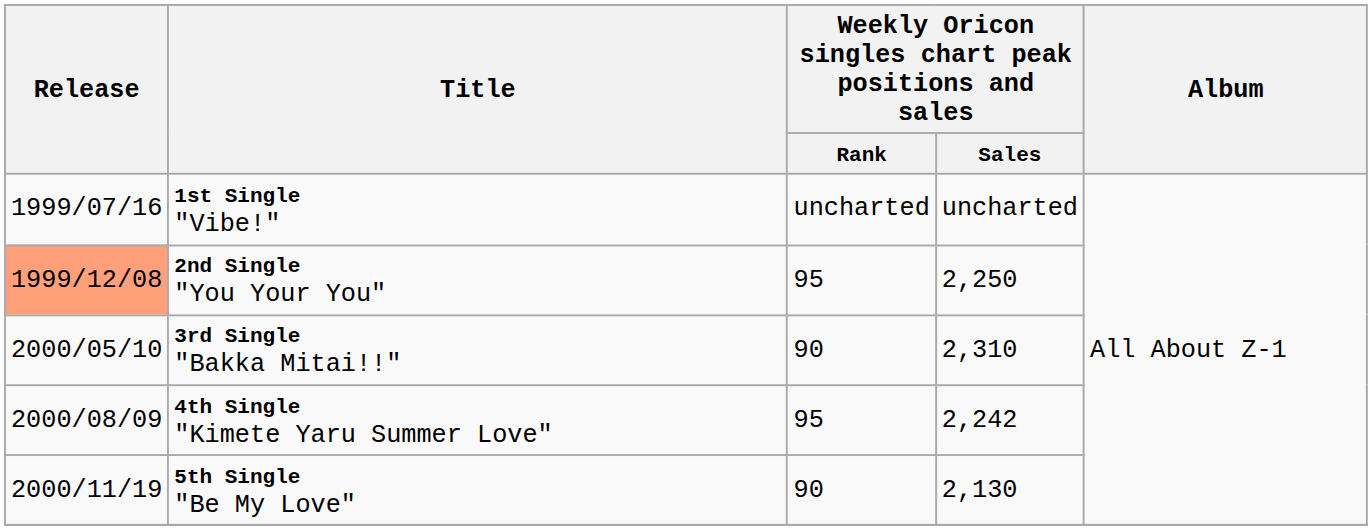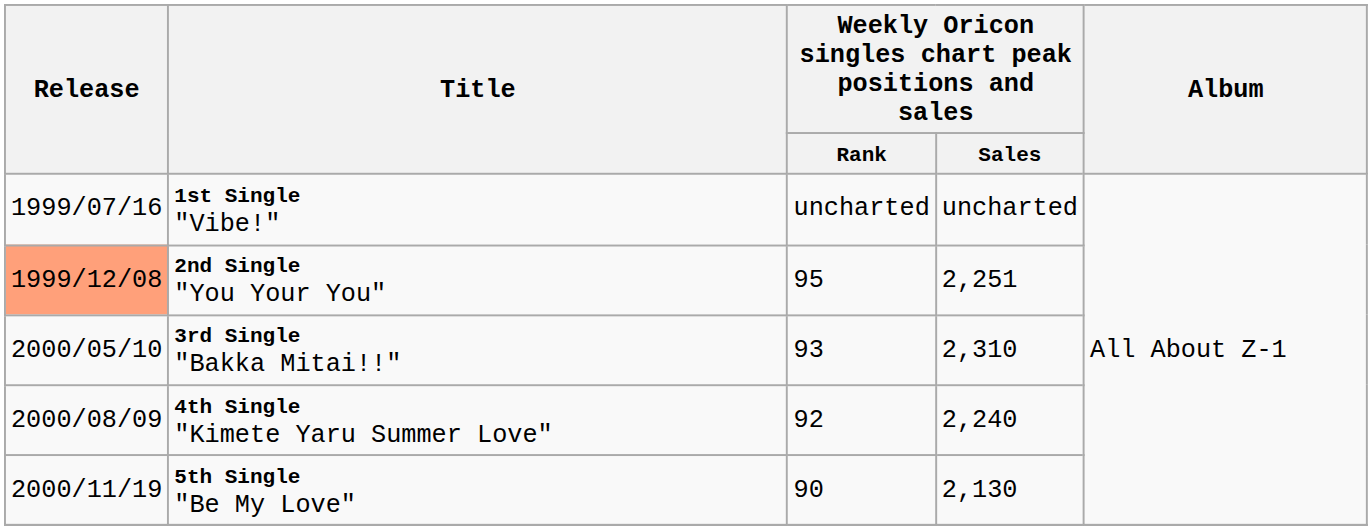(980, 280) 2,250 -> (980, 280) 2,251
(809, 350) 90 -> (809, 350) 93
(809, 420) 95 -> (809, 420) 92
(980, 420) 2,242 -> (980, 420) 2,240
